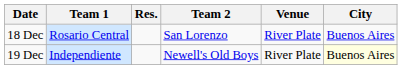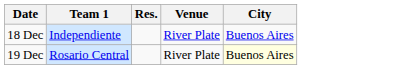- column: (211, 14)
(89, 34) Rosario Central -> (85, 34) Independiente
(85, 54) Independiente -> (89, 54) Rosario Central
